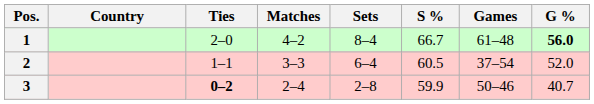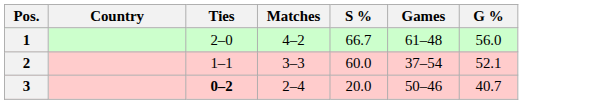- column: (365, 16)
(560, 39) bold -> (488, 39) normal
(430, 63) 60.5 -> (359, 63) 60.0
(560, 63) 52.0 -> (488, 63) 52.1
(430, 87) 59.9 -> (359, 87) 20.0
